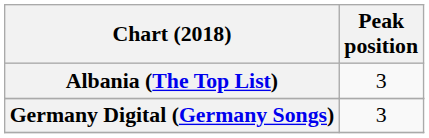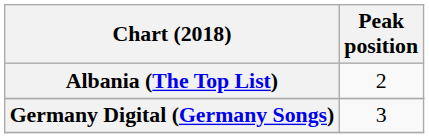(381, 80) 3 -> (381, 80) 2
